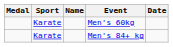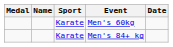columns swapped: (75, 11) <-> (47, 11)
